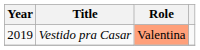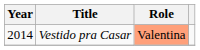(20, 34) 2019 -> (20, 34) 2014
